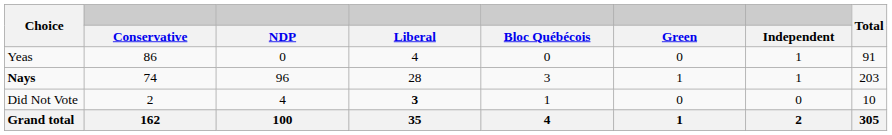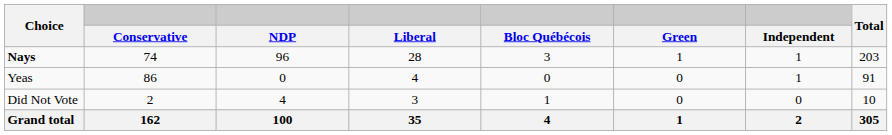rows swapped: (21, 78) <-> (20, 57)
(415, 99) bold -> (415, 99) normal
